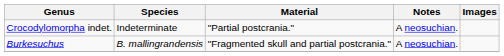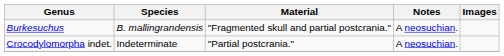rows swapped: (35, 43) <-> (59, 28)
